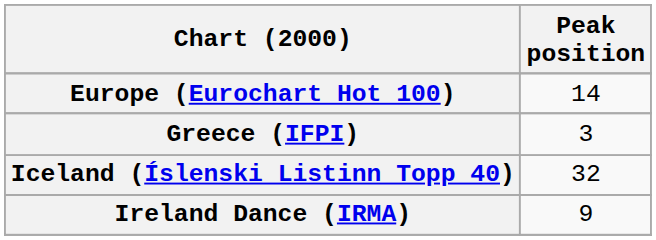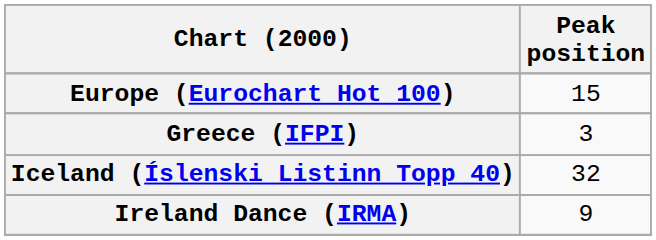(586, 94) 14 -> (586, 94) 15
